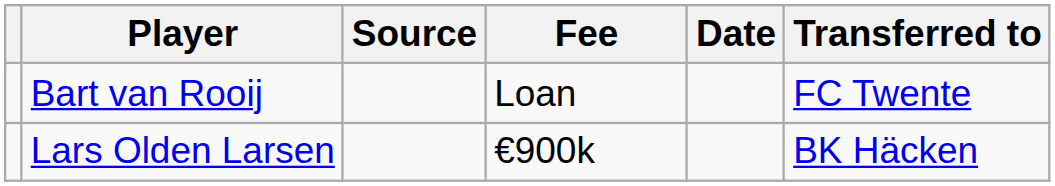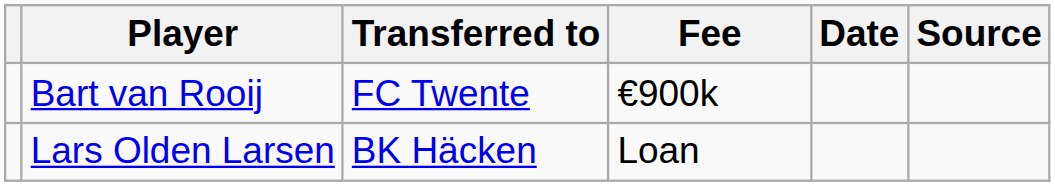columns swapped: (917, 33) <-> (414, 33)
(535, 92) Loan -> (668, 92) €900k
(545, 151) €900k -> (659, 151) Loan
